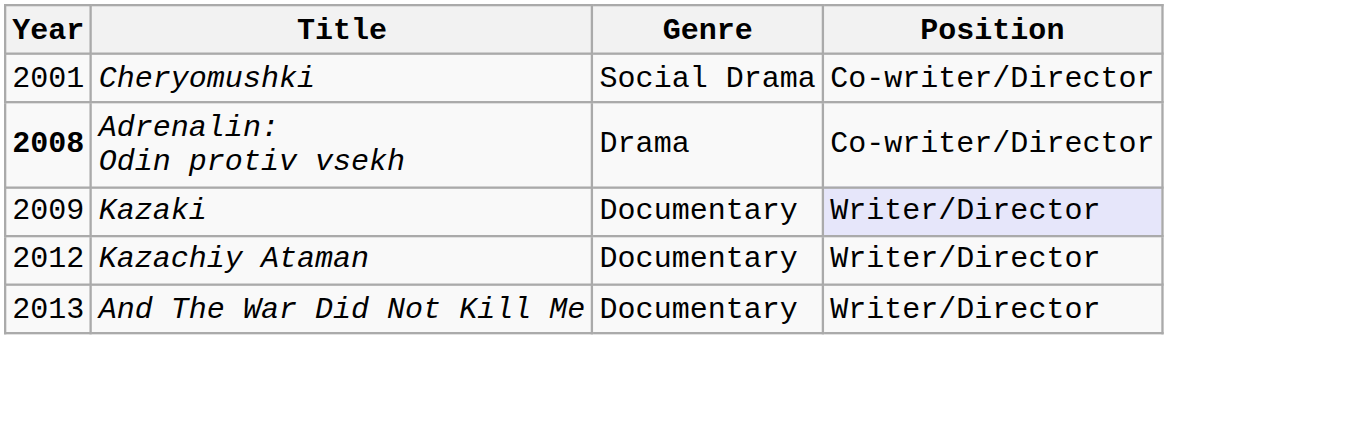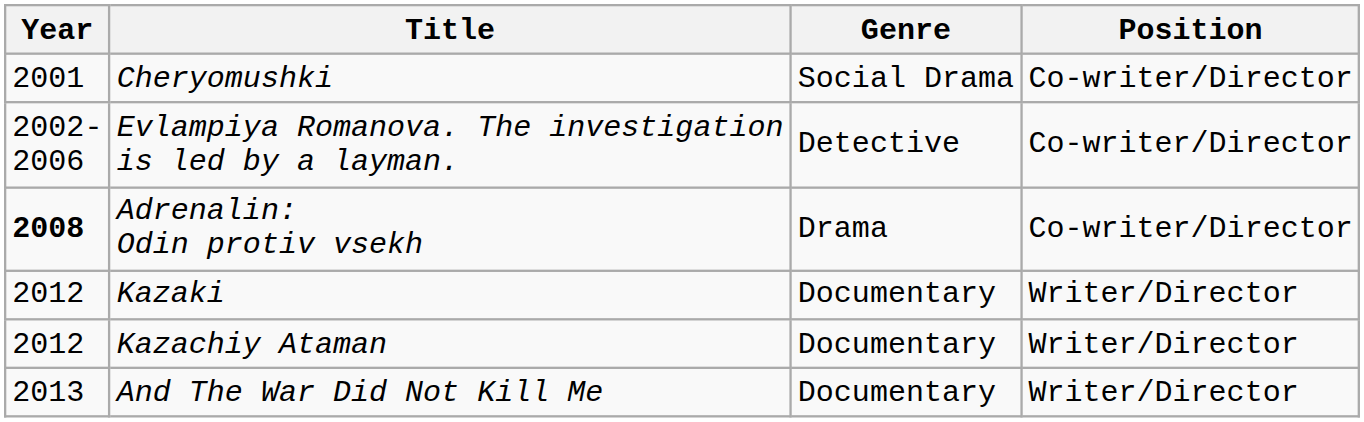+ row: (450, 145)
(48, 211) 2009 -> (48, 295) 2012
(965, 211) lavender background -> (1164, 295) no background
